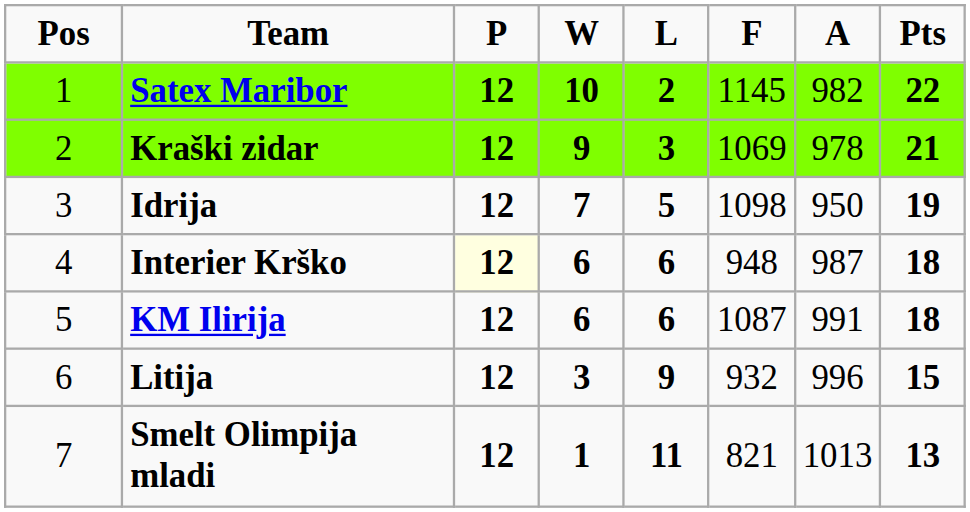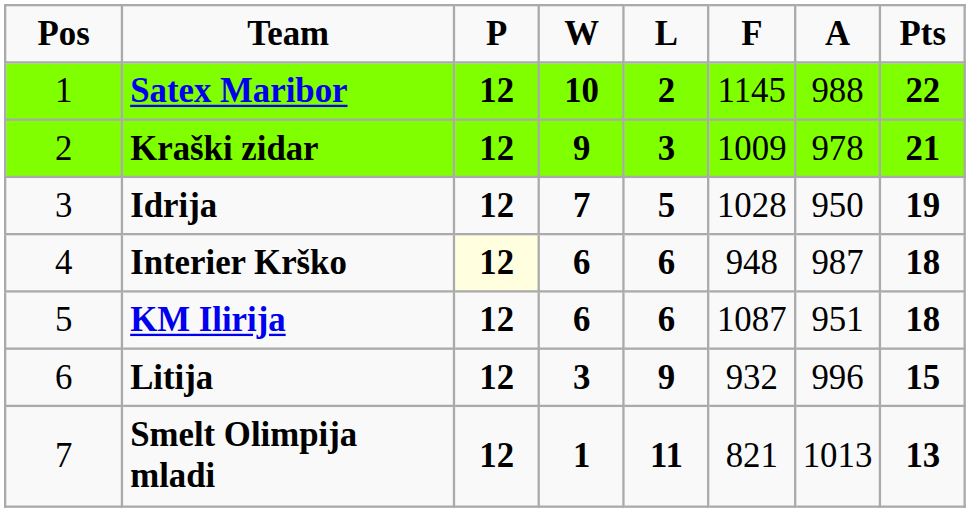(837, 90) 982 -> (837, 90) 988
(752, 148) 1069 -> (752, 148) 1009
(752, 205) 1098 -> (752, 205) 1028
(837, 320) 991 -> (837, 320) 951
